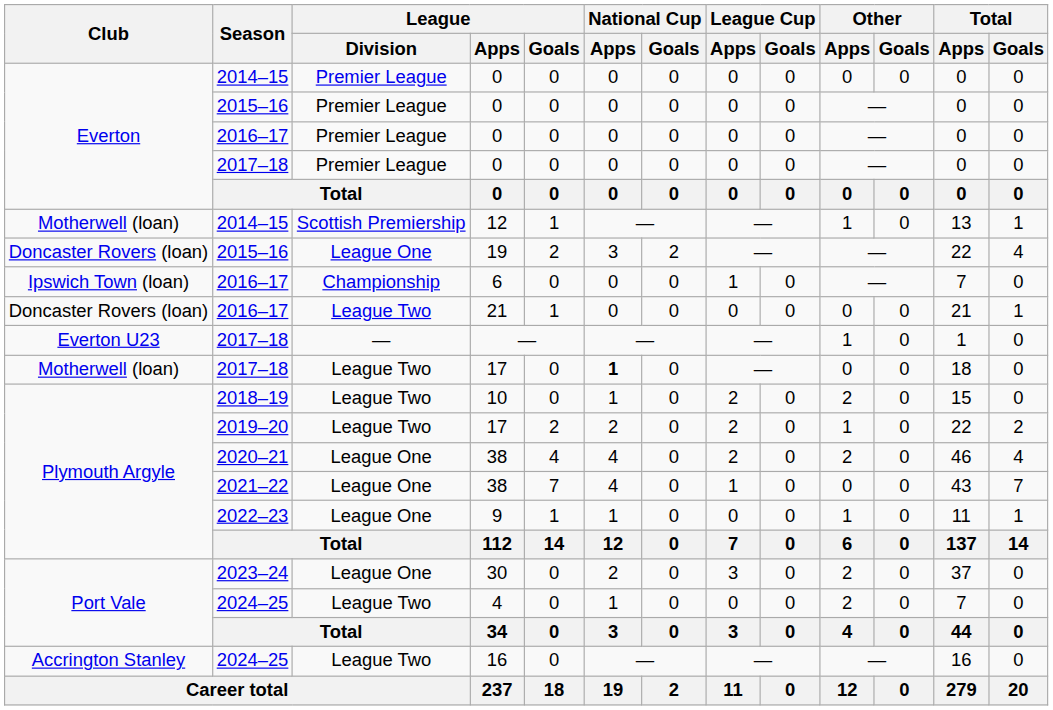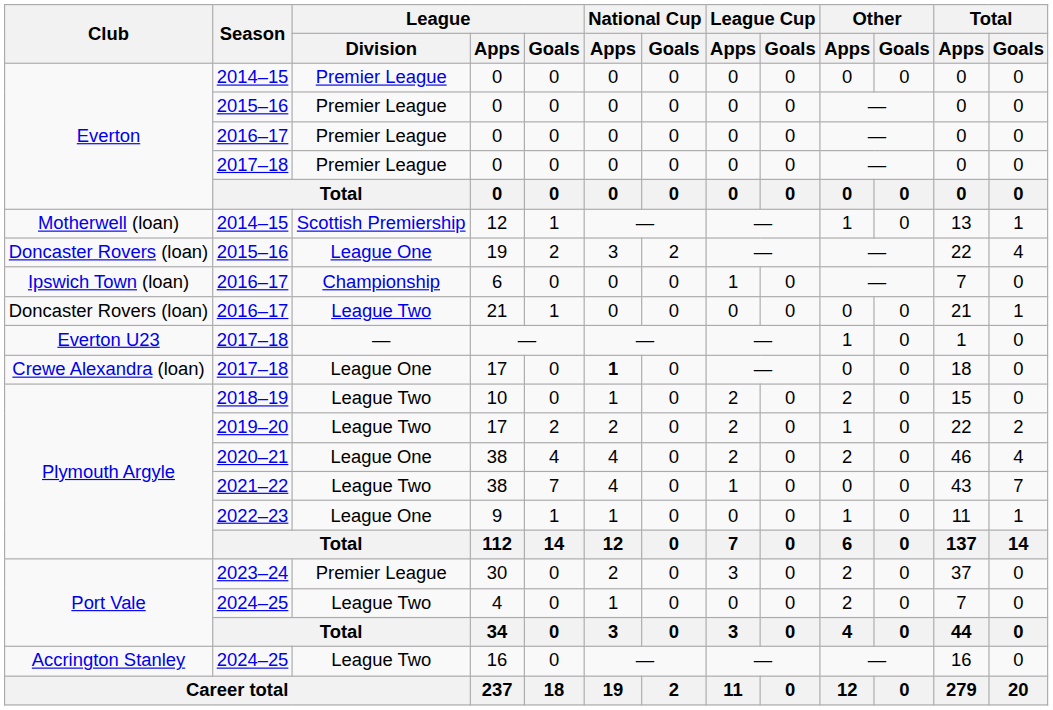(109, 369) Motherwell (loan) -> (109, 369) Crewe Alexandra (loan)
(381, 369) League Two -> (381, 369) League One
(381, 485) League One -> (381, 485) League Two
(381, 573) League One -> (381, 573) Premier League
